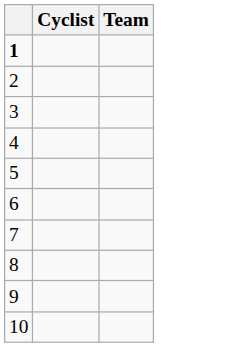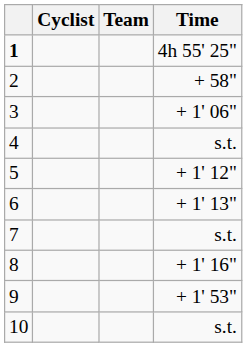+ column: (197, 19)
